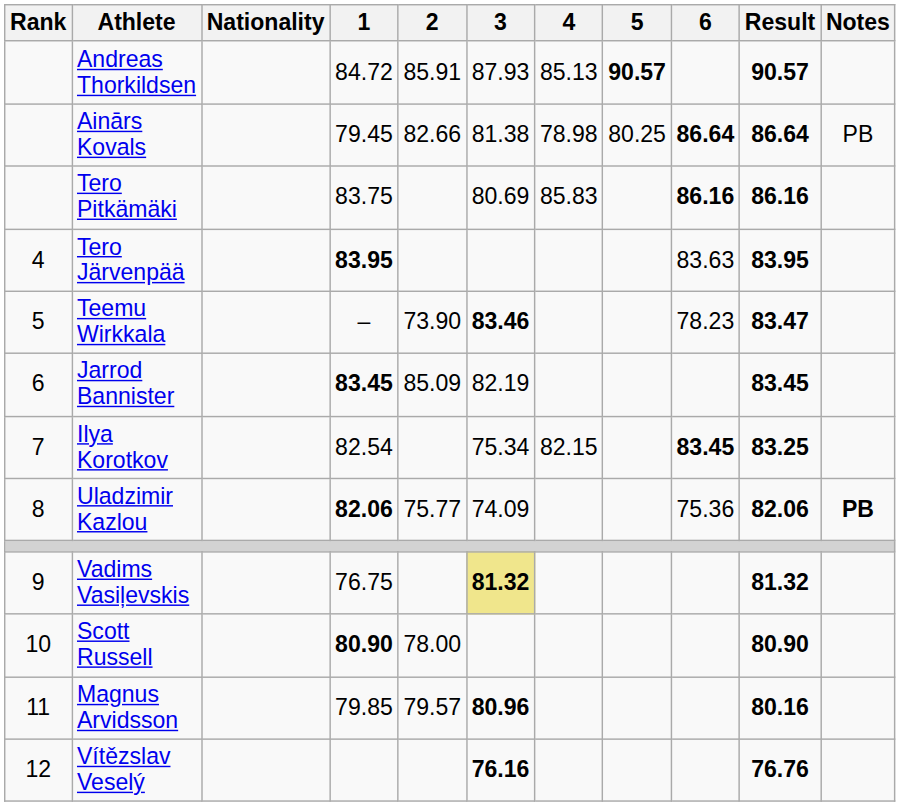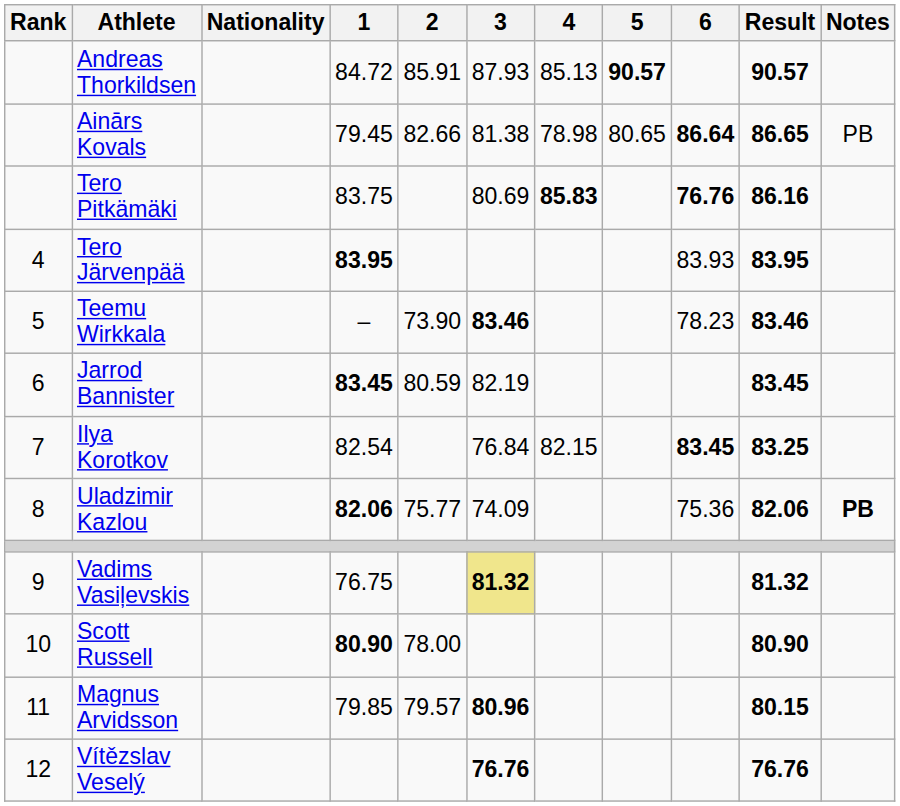(637, 134) 80.25 -> (637, 134) 80.65
(780, 134) 86.64 -> (780, 134) 86.65
(569, 197) normal -> (569, 197) bold
(705, 197) 86.16 -> (705, 197) 76.76
(705, 259) 83.63 -> (705, 259) 83.93
(780, 322) 83.47 -> (780, 322) 83.46
(432, 384) 85.09 -> (432, 384) 80.59
(501, 447) 75.34 -> (501, 447) 76.84
(780, 707) 80.16 -> (780, 707) 80.15
(501, 769) 76.16 -> (501, 769) 76.76
